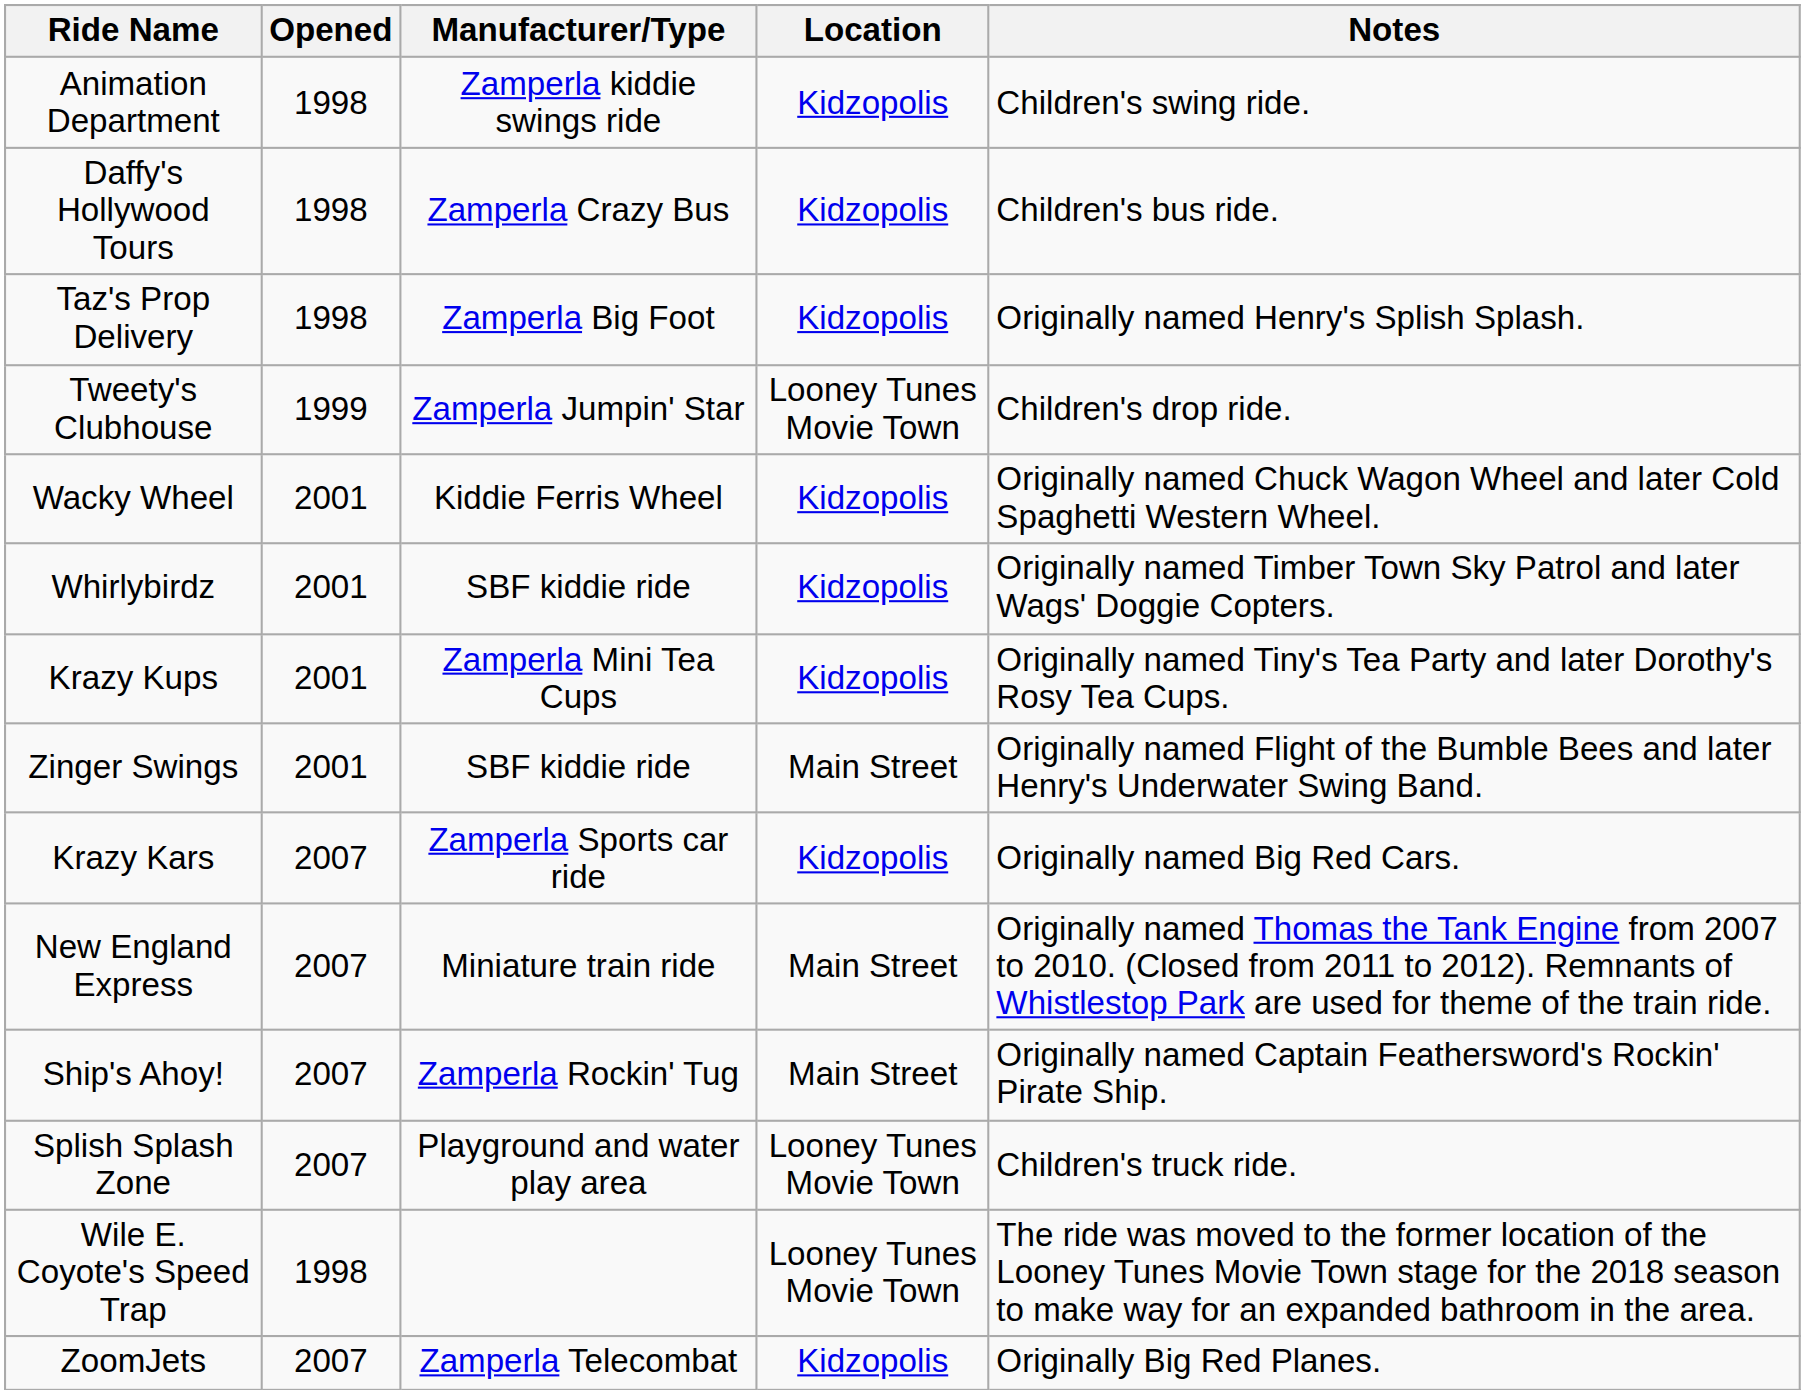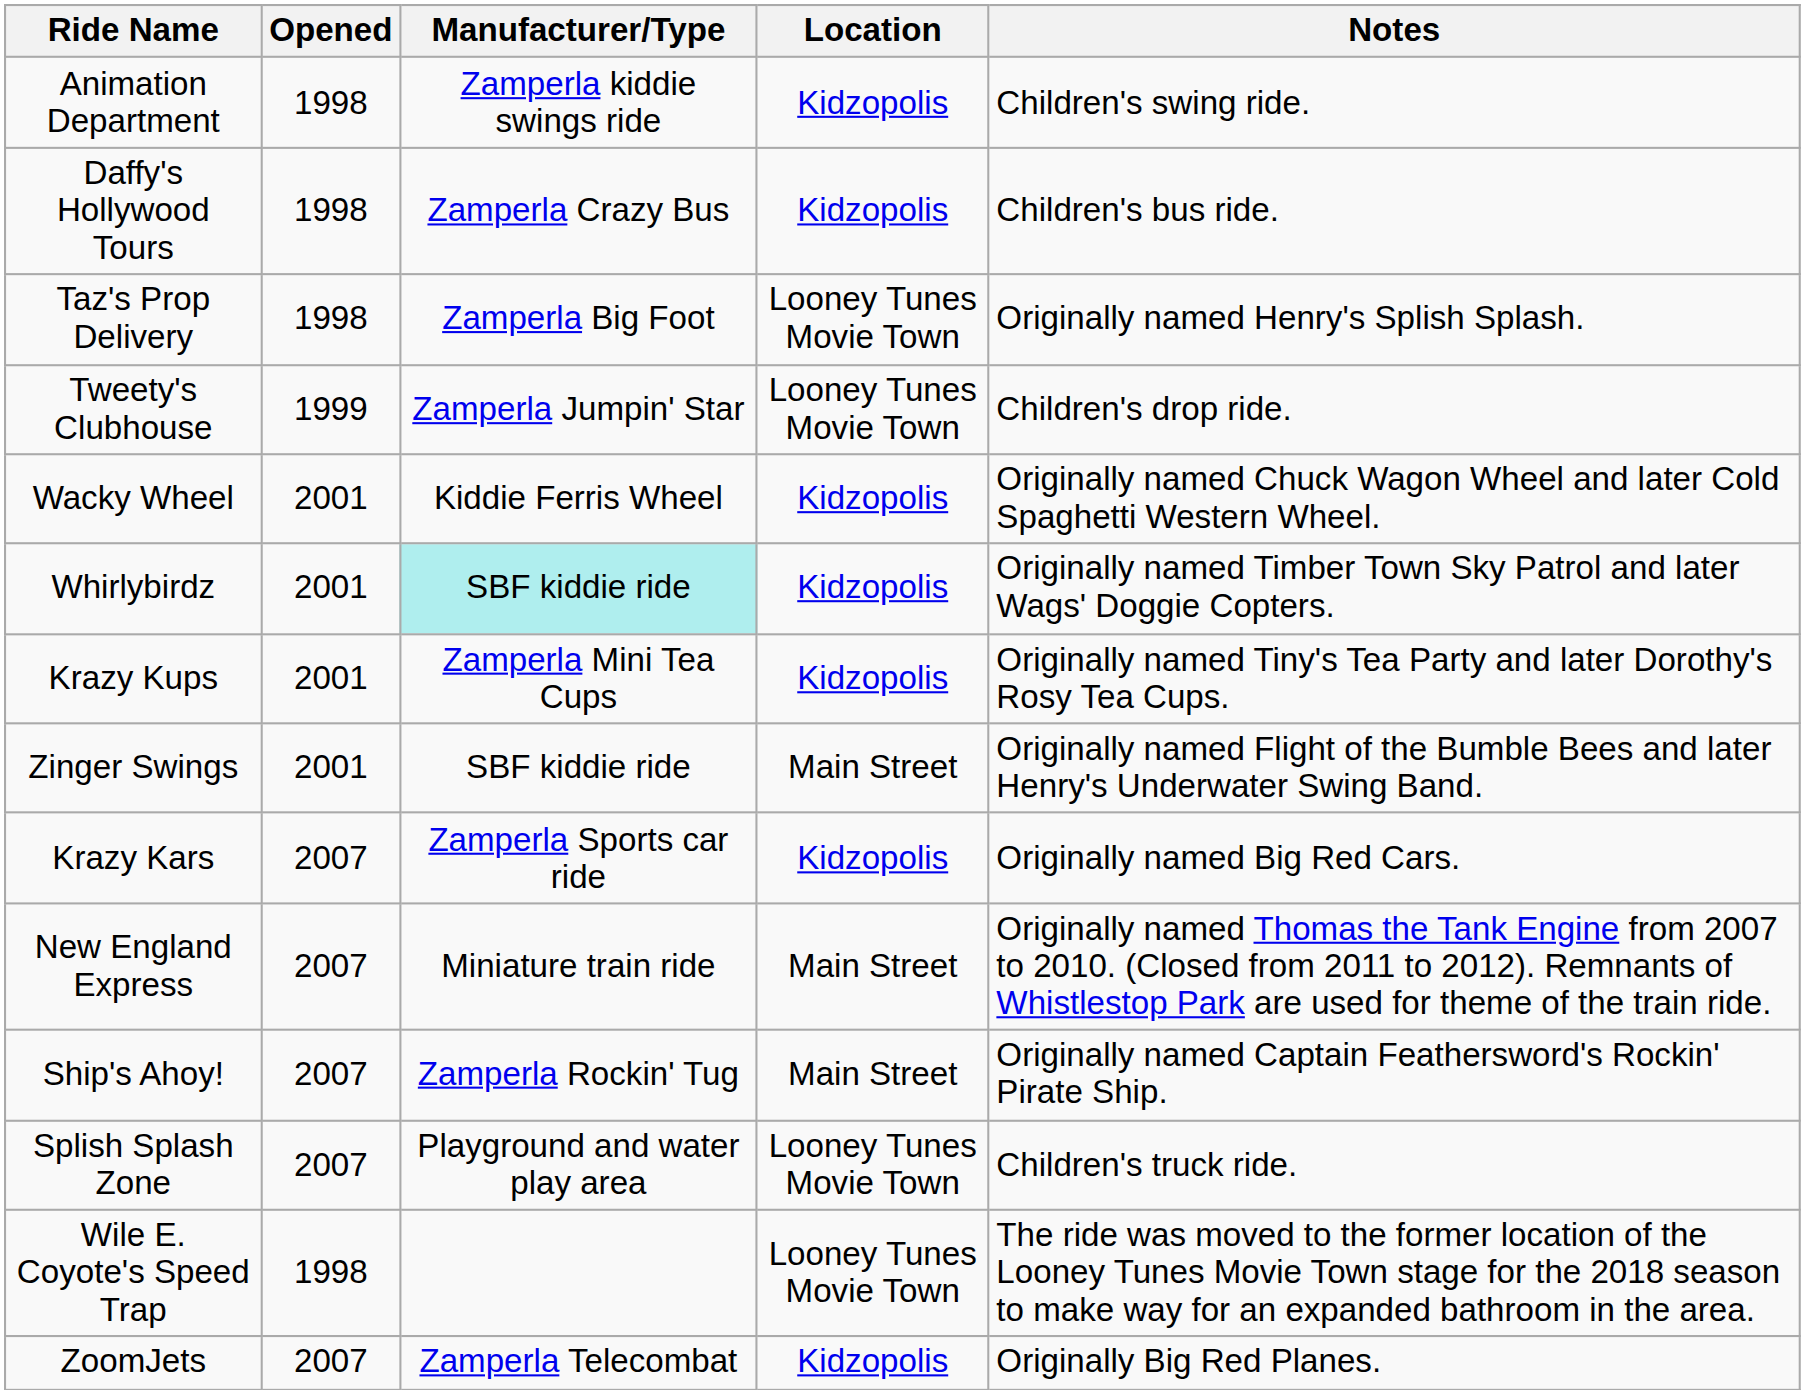(873, 318) Kidzopolis -> (873, 318) Looney Tunes Movie Town
(578, 588) no background -> (578, 588) paleturquoise background
